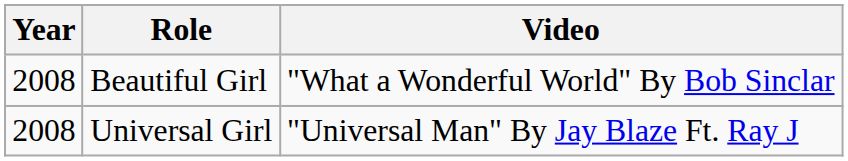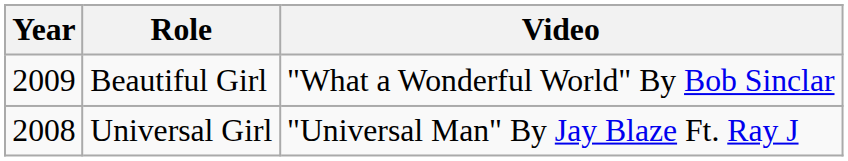(44, 79) 2008 -> (44, 79) 2009
